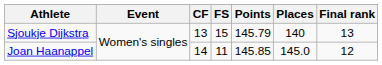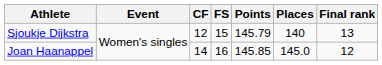(201, 33) 13 -> (201, 33) 12
(222, 51) 11 -> (222, 51) 16
